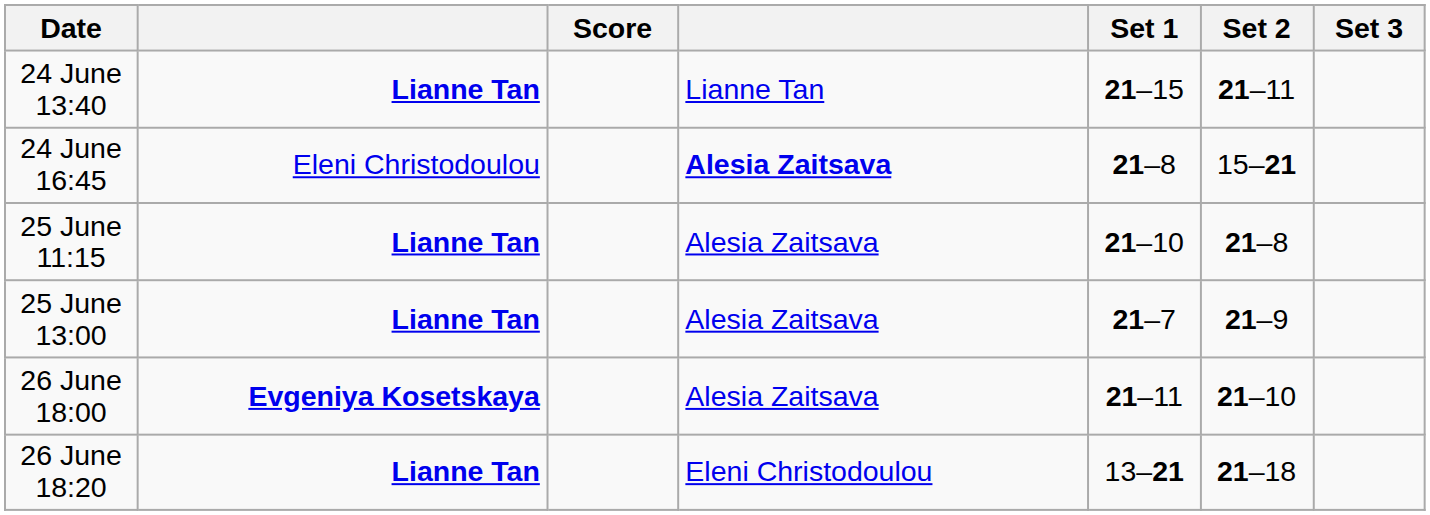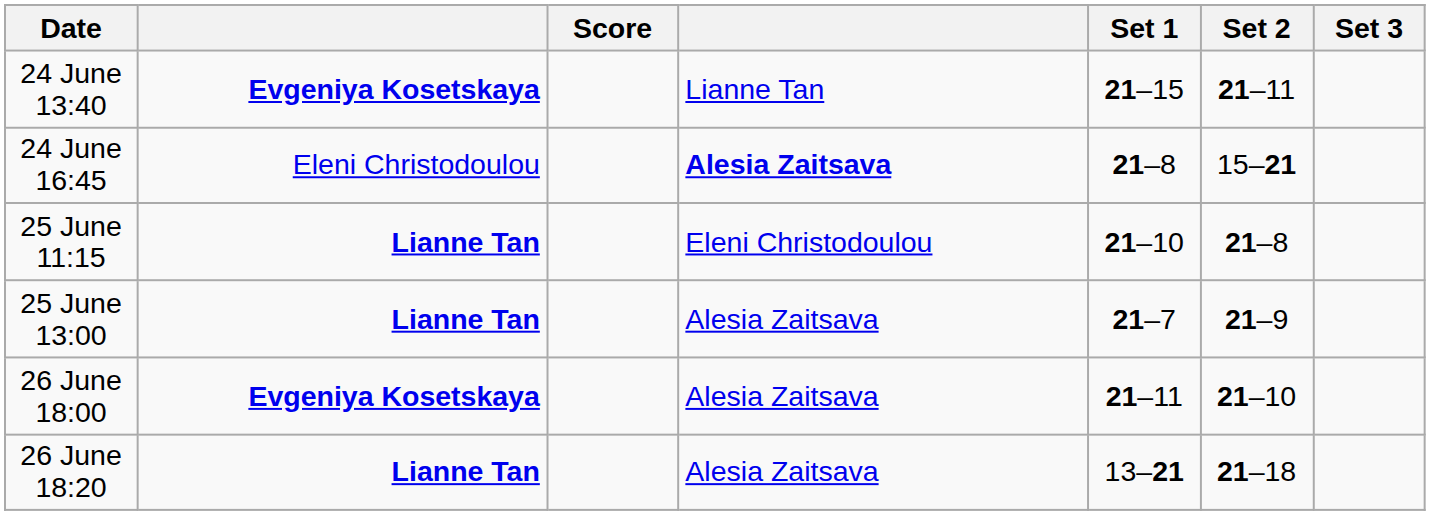(466, 89) Lianne Tan -> (394, 89) Evgeniya Kosetskaya
(782, 242) Alesia Zaitsava -> (809, 242) Eleni Christodoulou
(809, 472) Eleni Christodoulou -> (782, 472) Alesia Zaitsava
